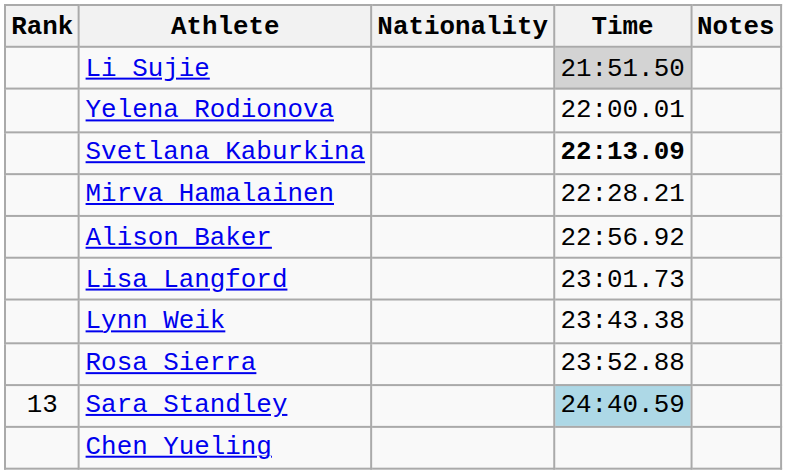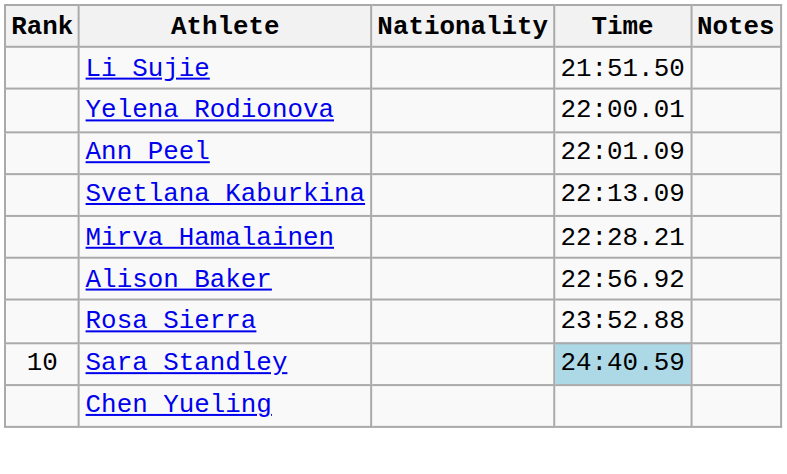(623, 68) lightgrey background -> (623, 68) no background
+ row: (148, 153)
(623, 153) bold -> (623, 195) normal
- row: (187, 279)
- row: (155, 321)
(42, 406) 13 -> (42, 363) 10
